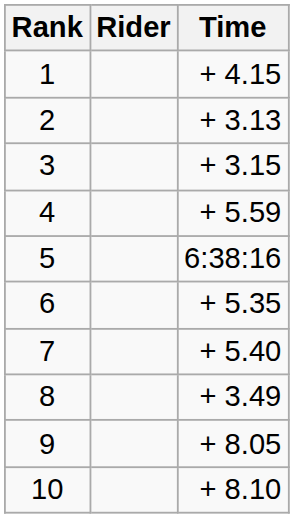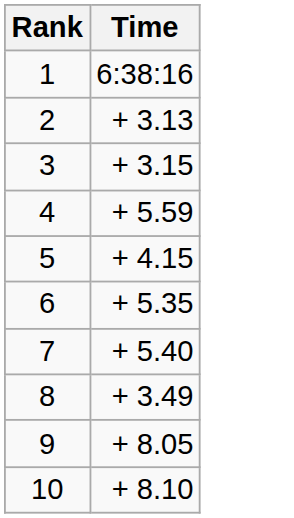- column: (133, 27)
(240, 73) + 4.15 -> (145, 73) 6:38:16
(233, 258) 6:38:16 -> (153, 258) + 4.15
